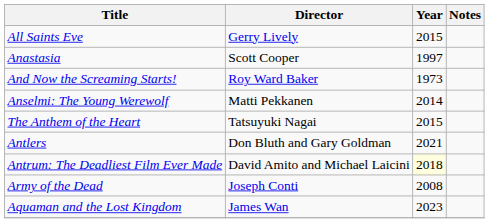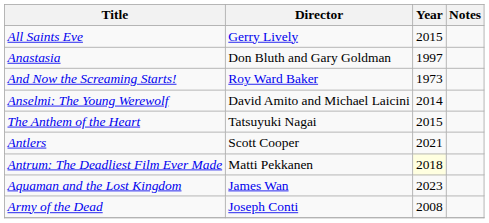(264, 57) Scott Cooper -> (310, 57) Don Bluth and Gary Goldman
(271, 100) Matti Pekkanen -> (319, 100) David Amito and Michael Laicini
(310, 143) Don Bluth and Gary Goldman -> (264, 143) Scott Cooper
(319, 164) David Amito and Michael Laicini -> (271, 164) Matti Pekkanen
rows swapped: (95, 206) <-> (55, 185)
